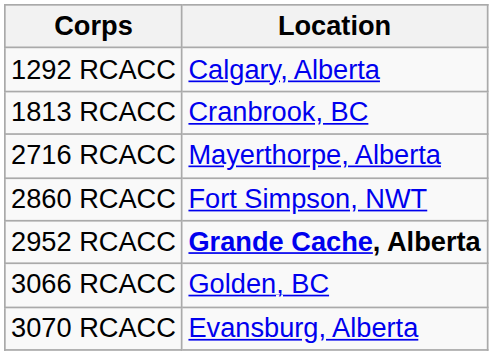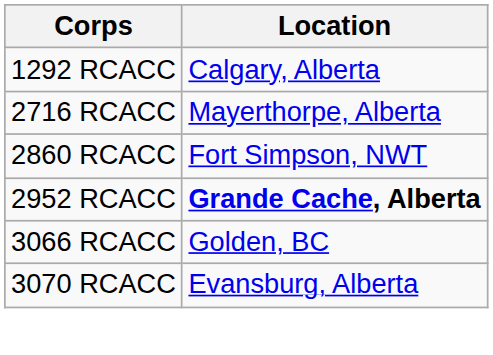- row: (94, 112)
